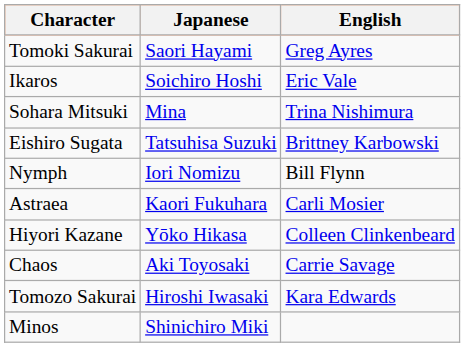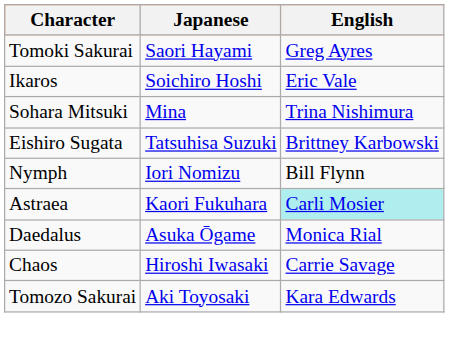(335, 204) no background -> (335, 204) paleturquoise background
- row: (66, 234)
+ row: (45, 234)
(197, 265) Aki Toyosaki -> (207, 265) Hiroshi Iwasaki
(207, 296) Hiroshi Iwasaki -> (197, 296) Aki Toyosaki
- row: (34, 326)
